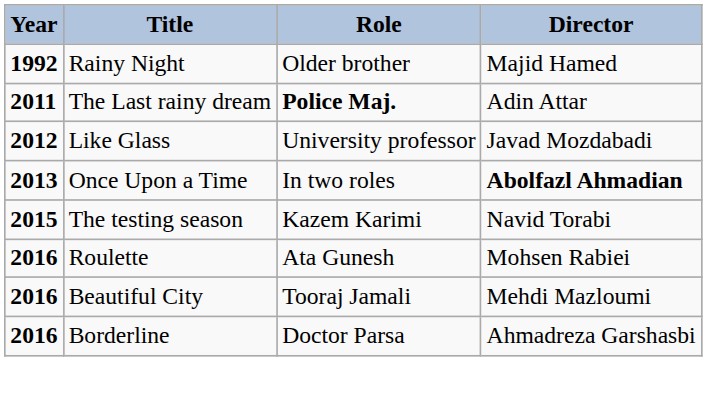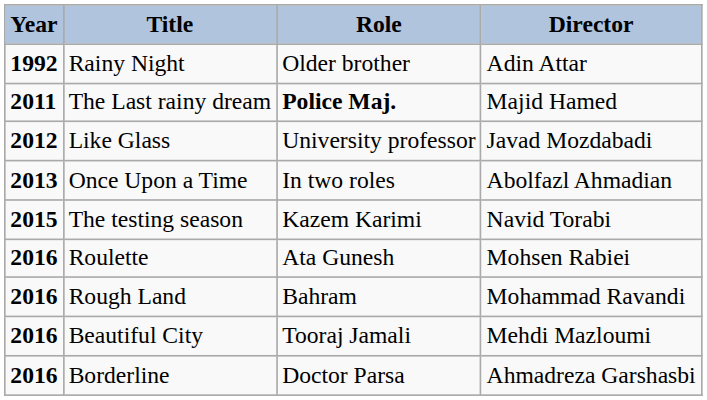(552, 63) Majid Hamed -> (537, 63) Adin Attar
(537, 102) Adin Attar -> (552, 102) Majid Hamed
(585, 180) bold -> (579, 180) normal
+ row: (127, 297)
